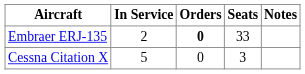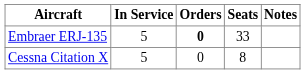(144, 36) 2 -> (144, 36) 5
(243, 58) 3 -> (243, 58) 8
